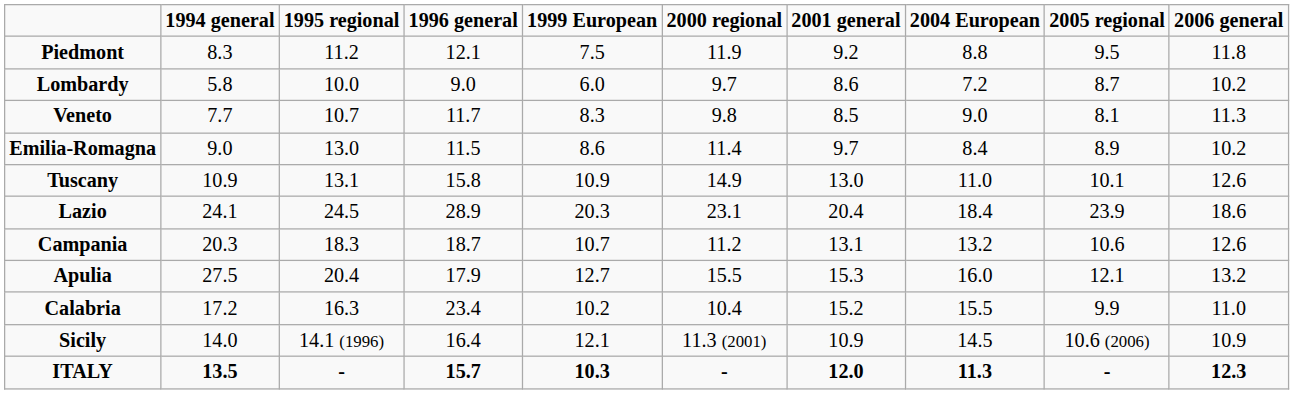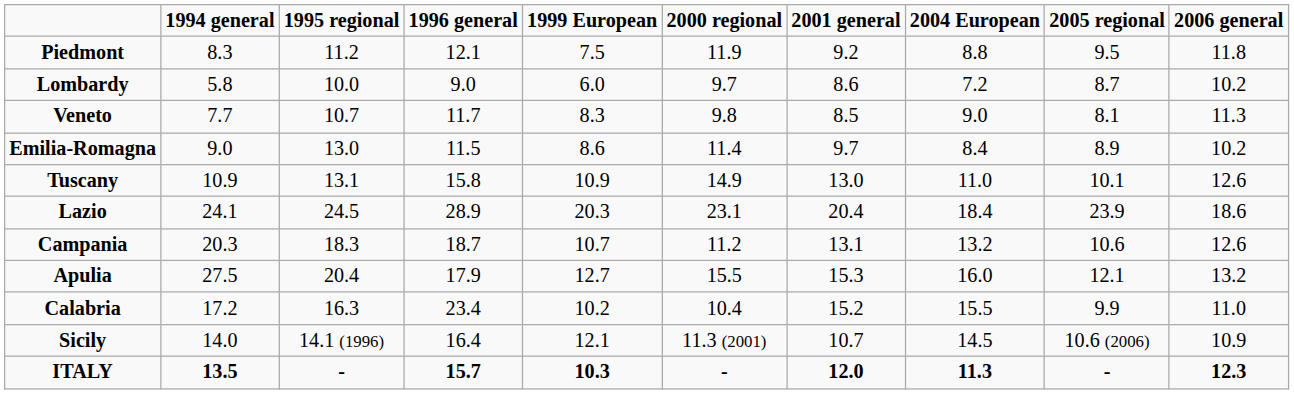(846, 340) 10.9 -> (846, 340) 10.7
